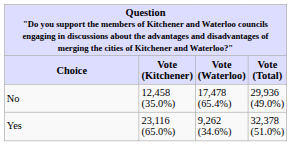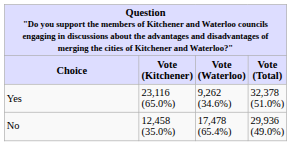rows swapped: (14, 126) <-> (13, 98)
